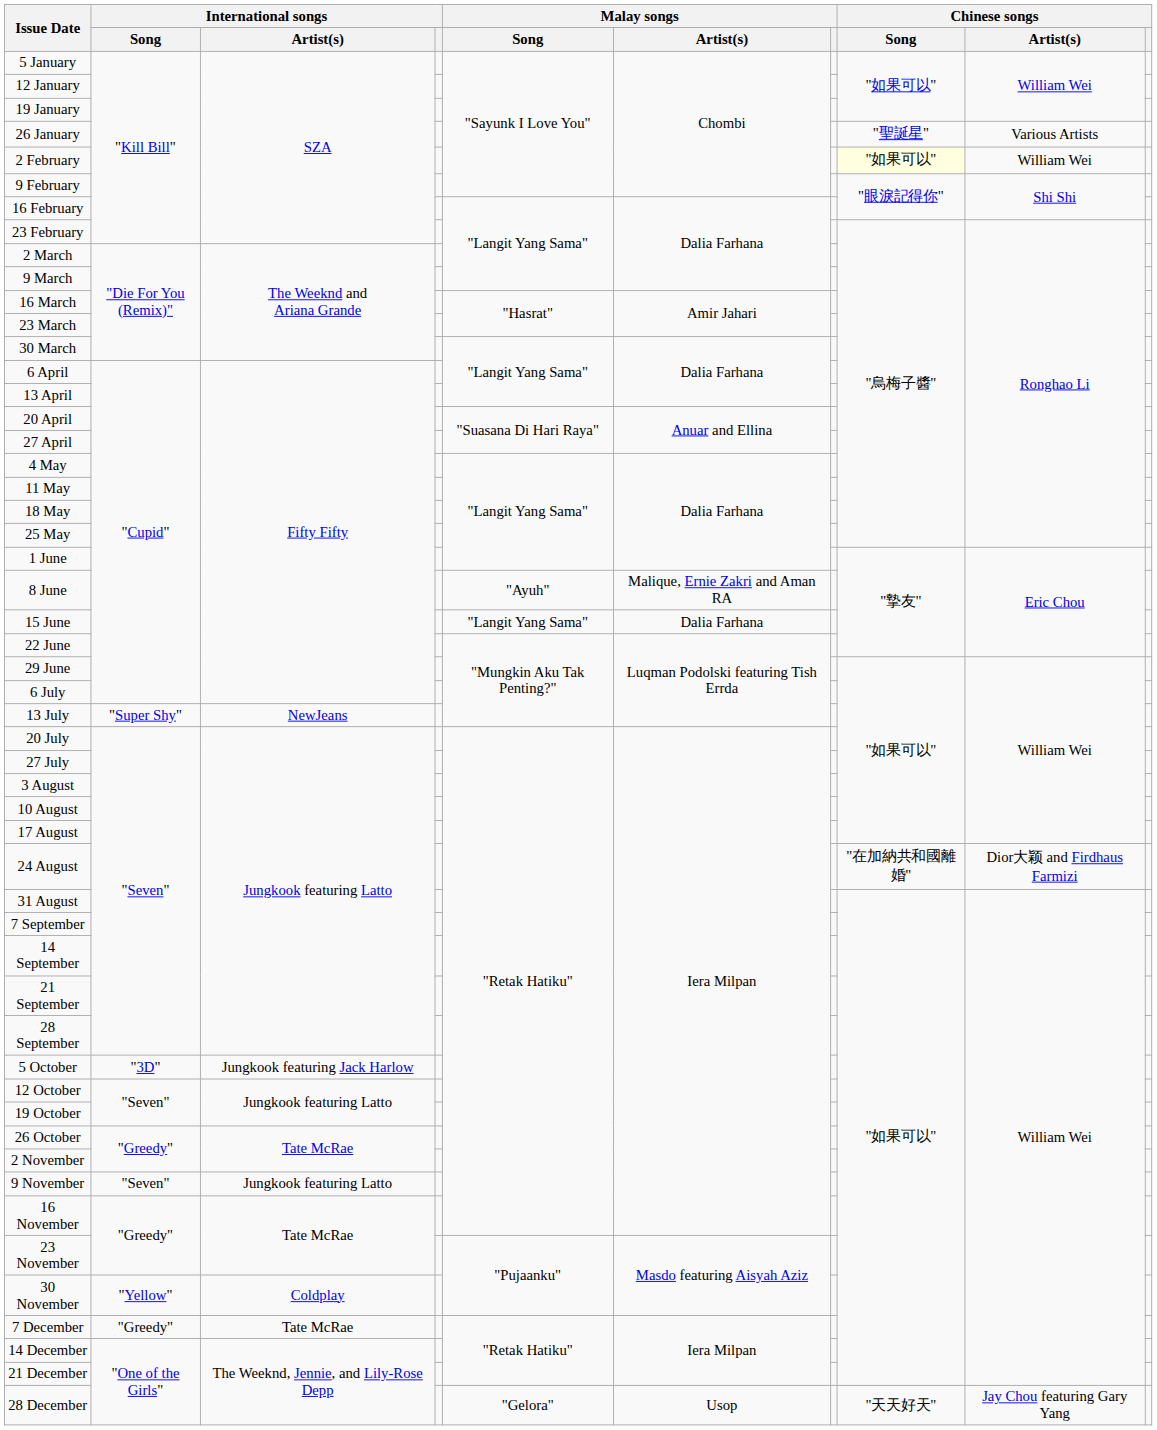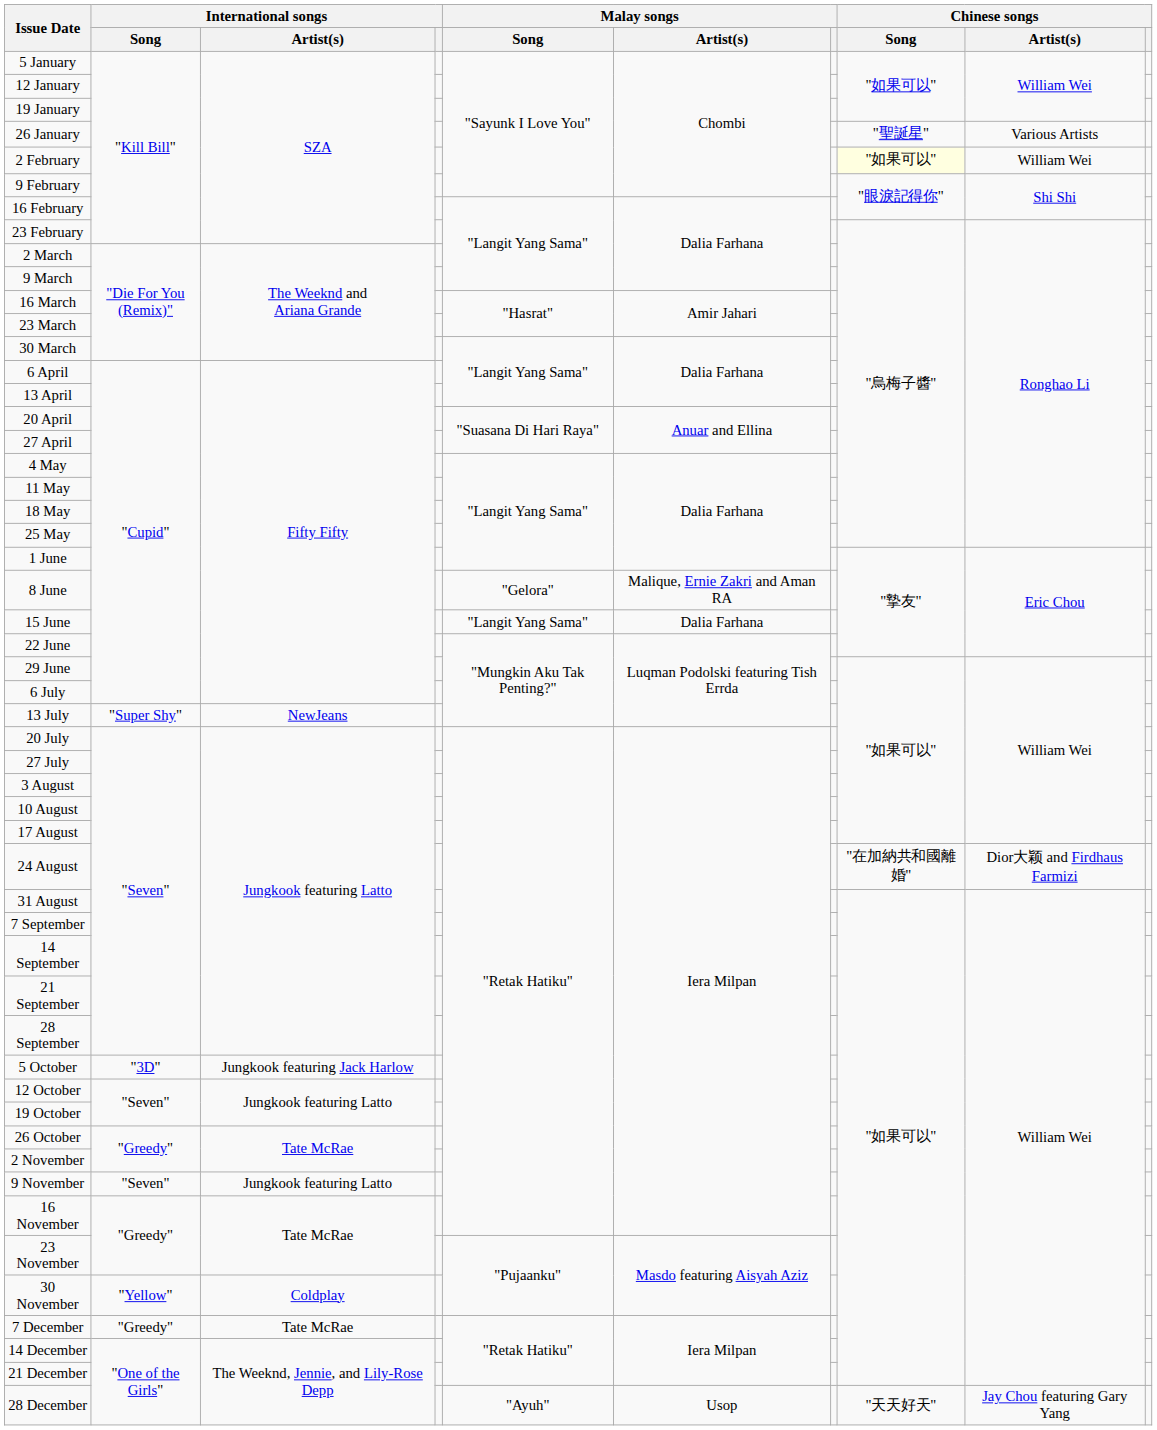(528, 590) "Ayuh" -> (528, 590) "Gelora"
(528, 1405) "Gelora" -> (528, 1405) "Ayuh"
